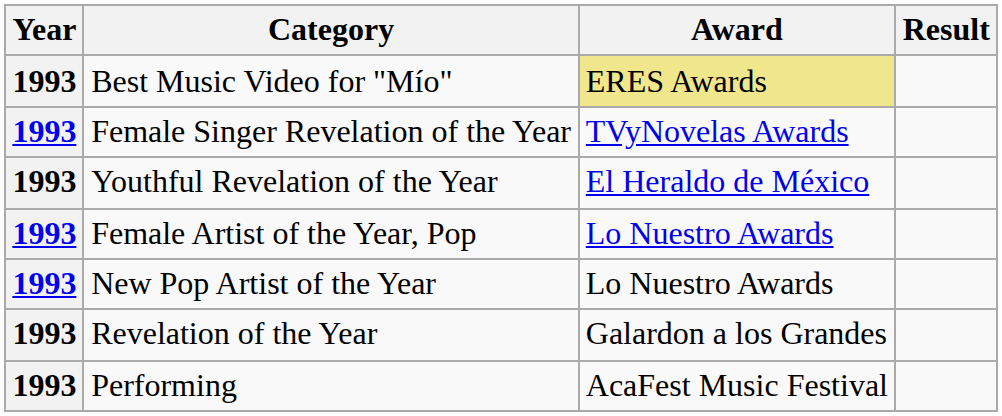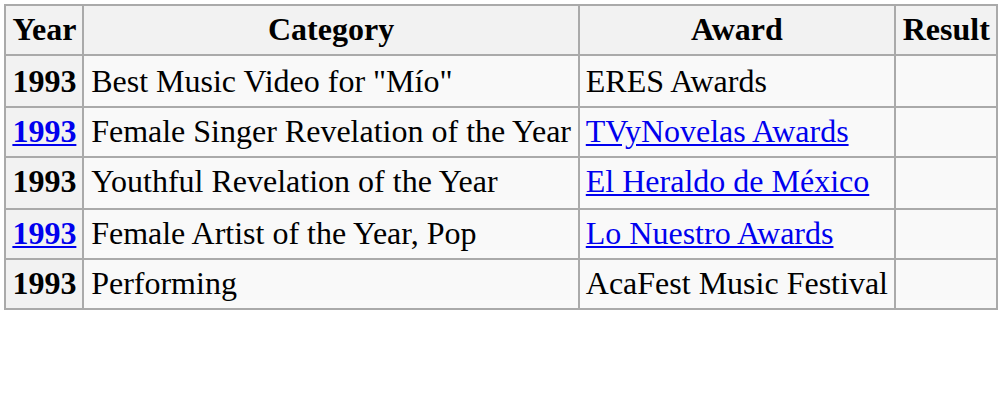(676, 80) khaki background -> (676, 80) no background
- row: (264, 283)
- row: (234, 334)
